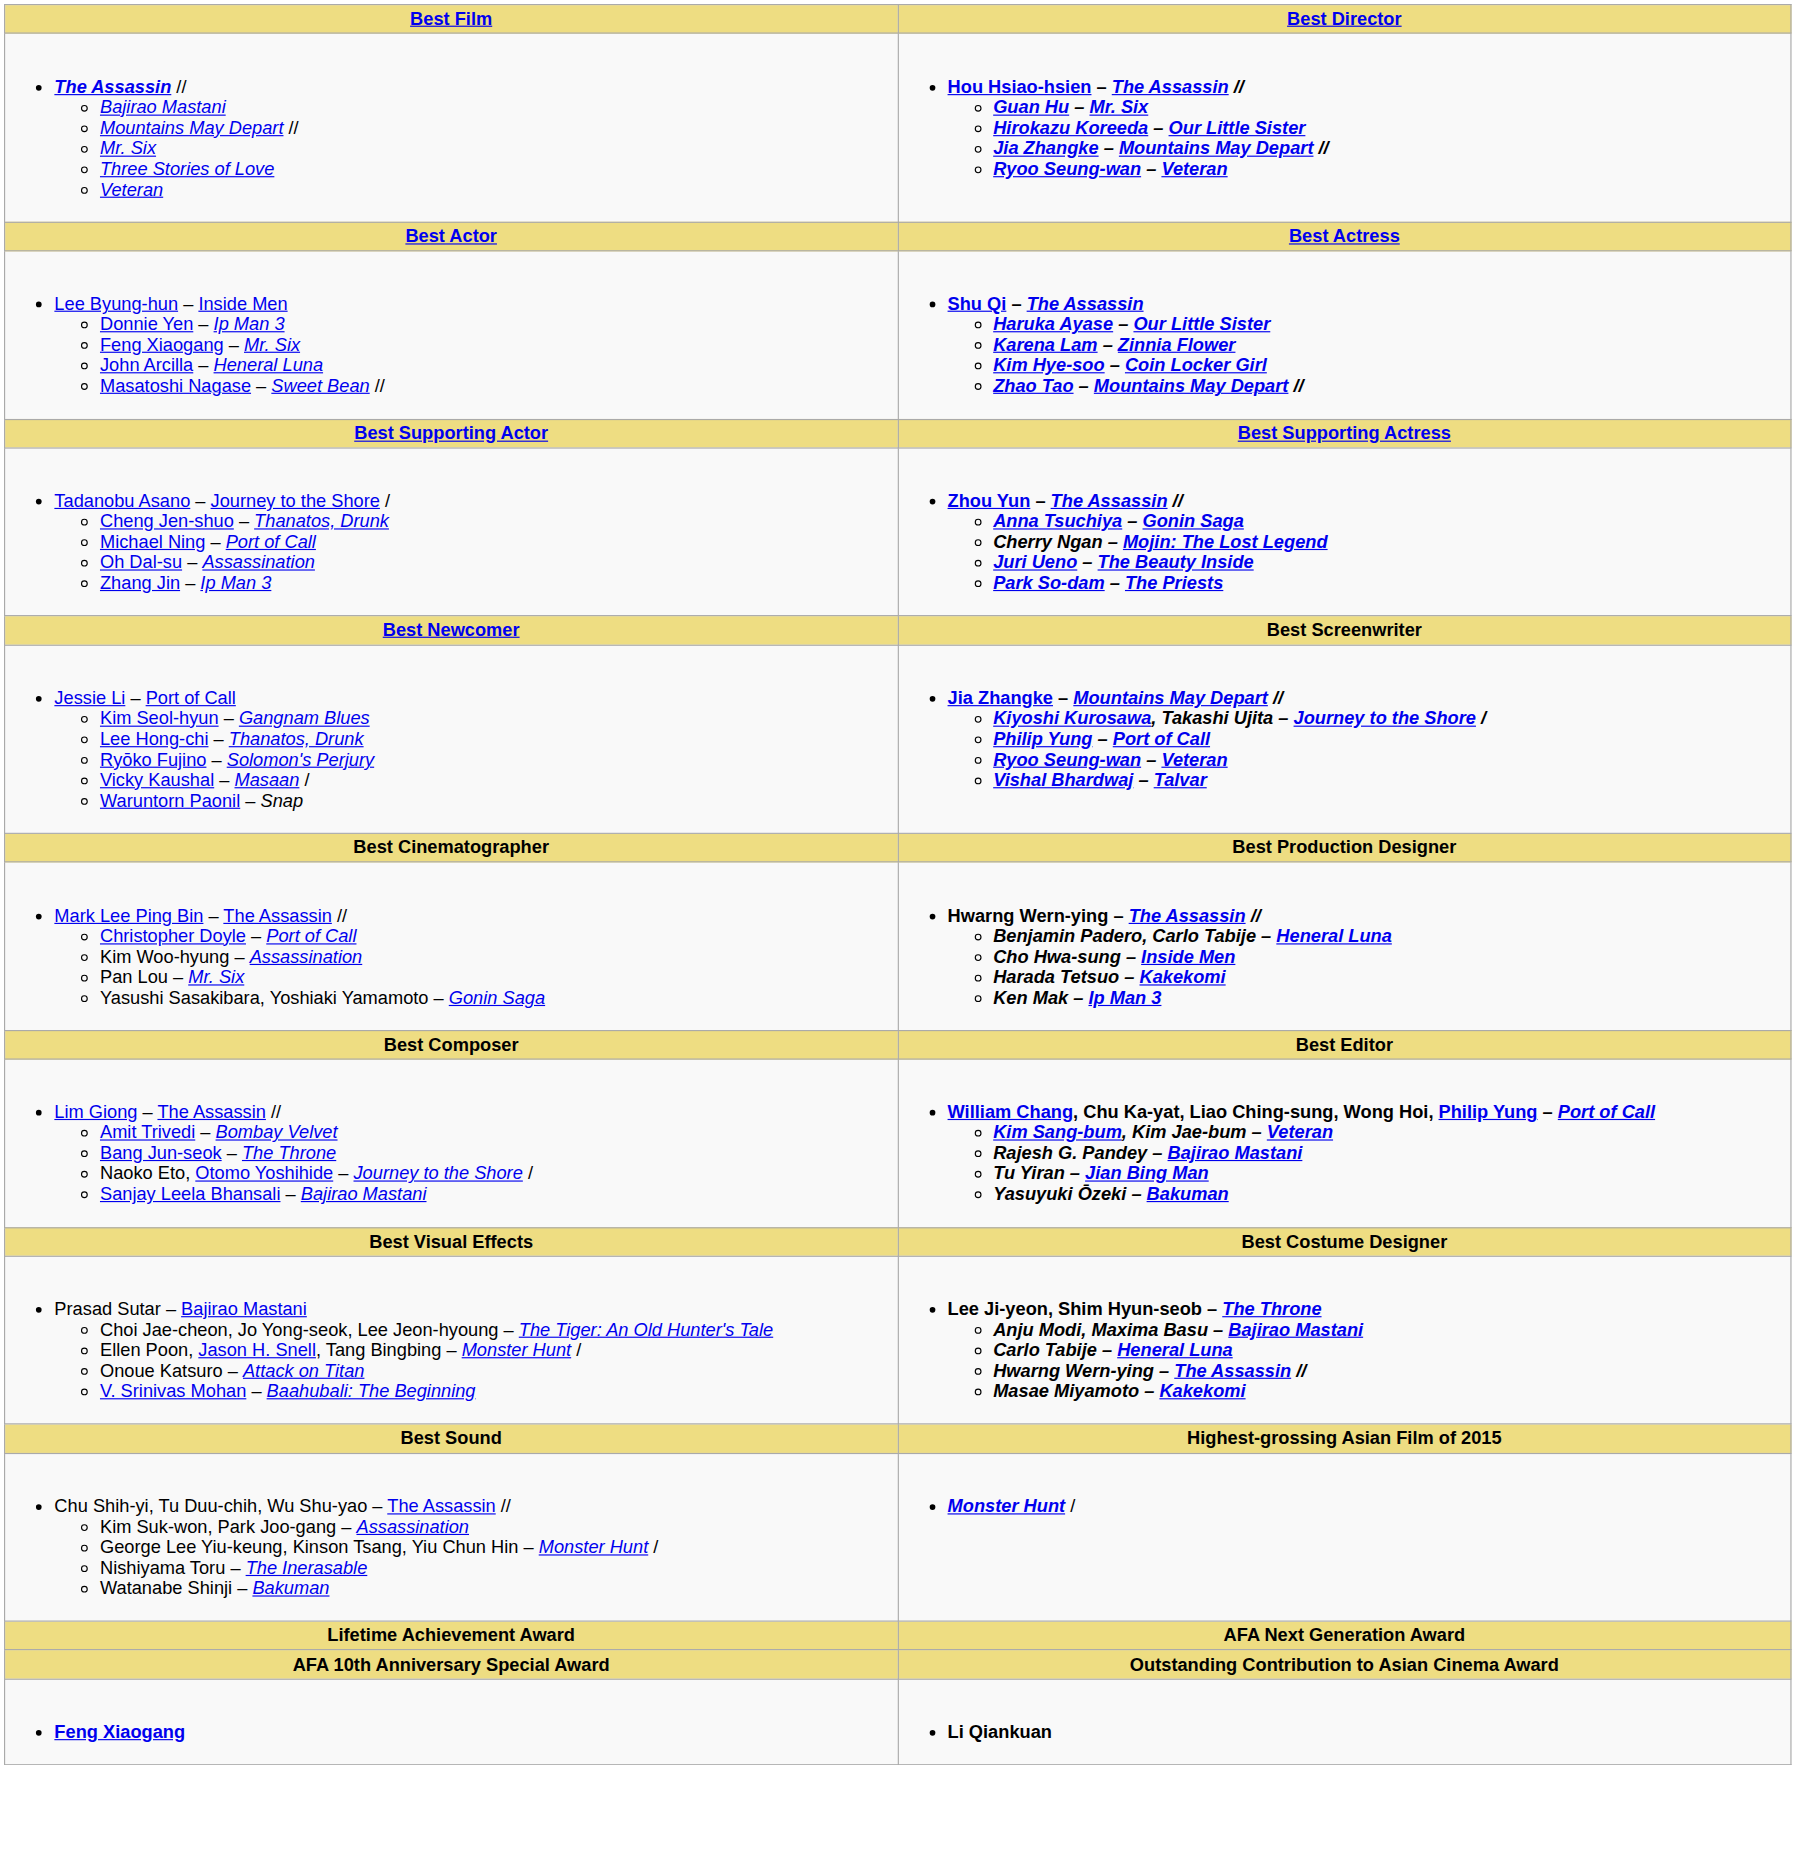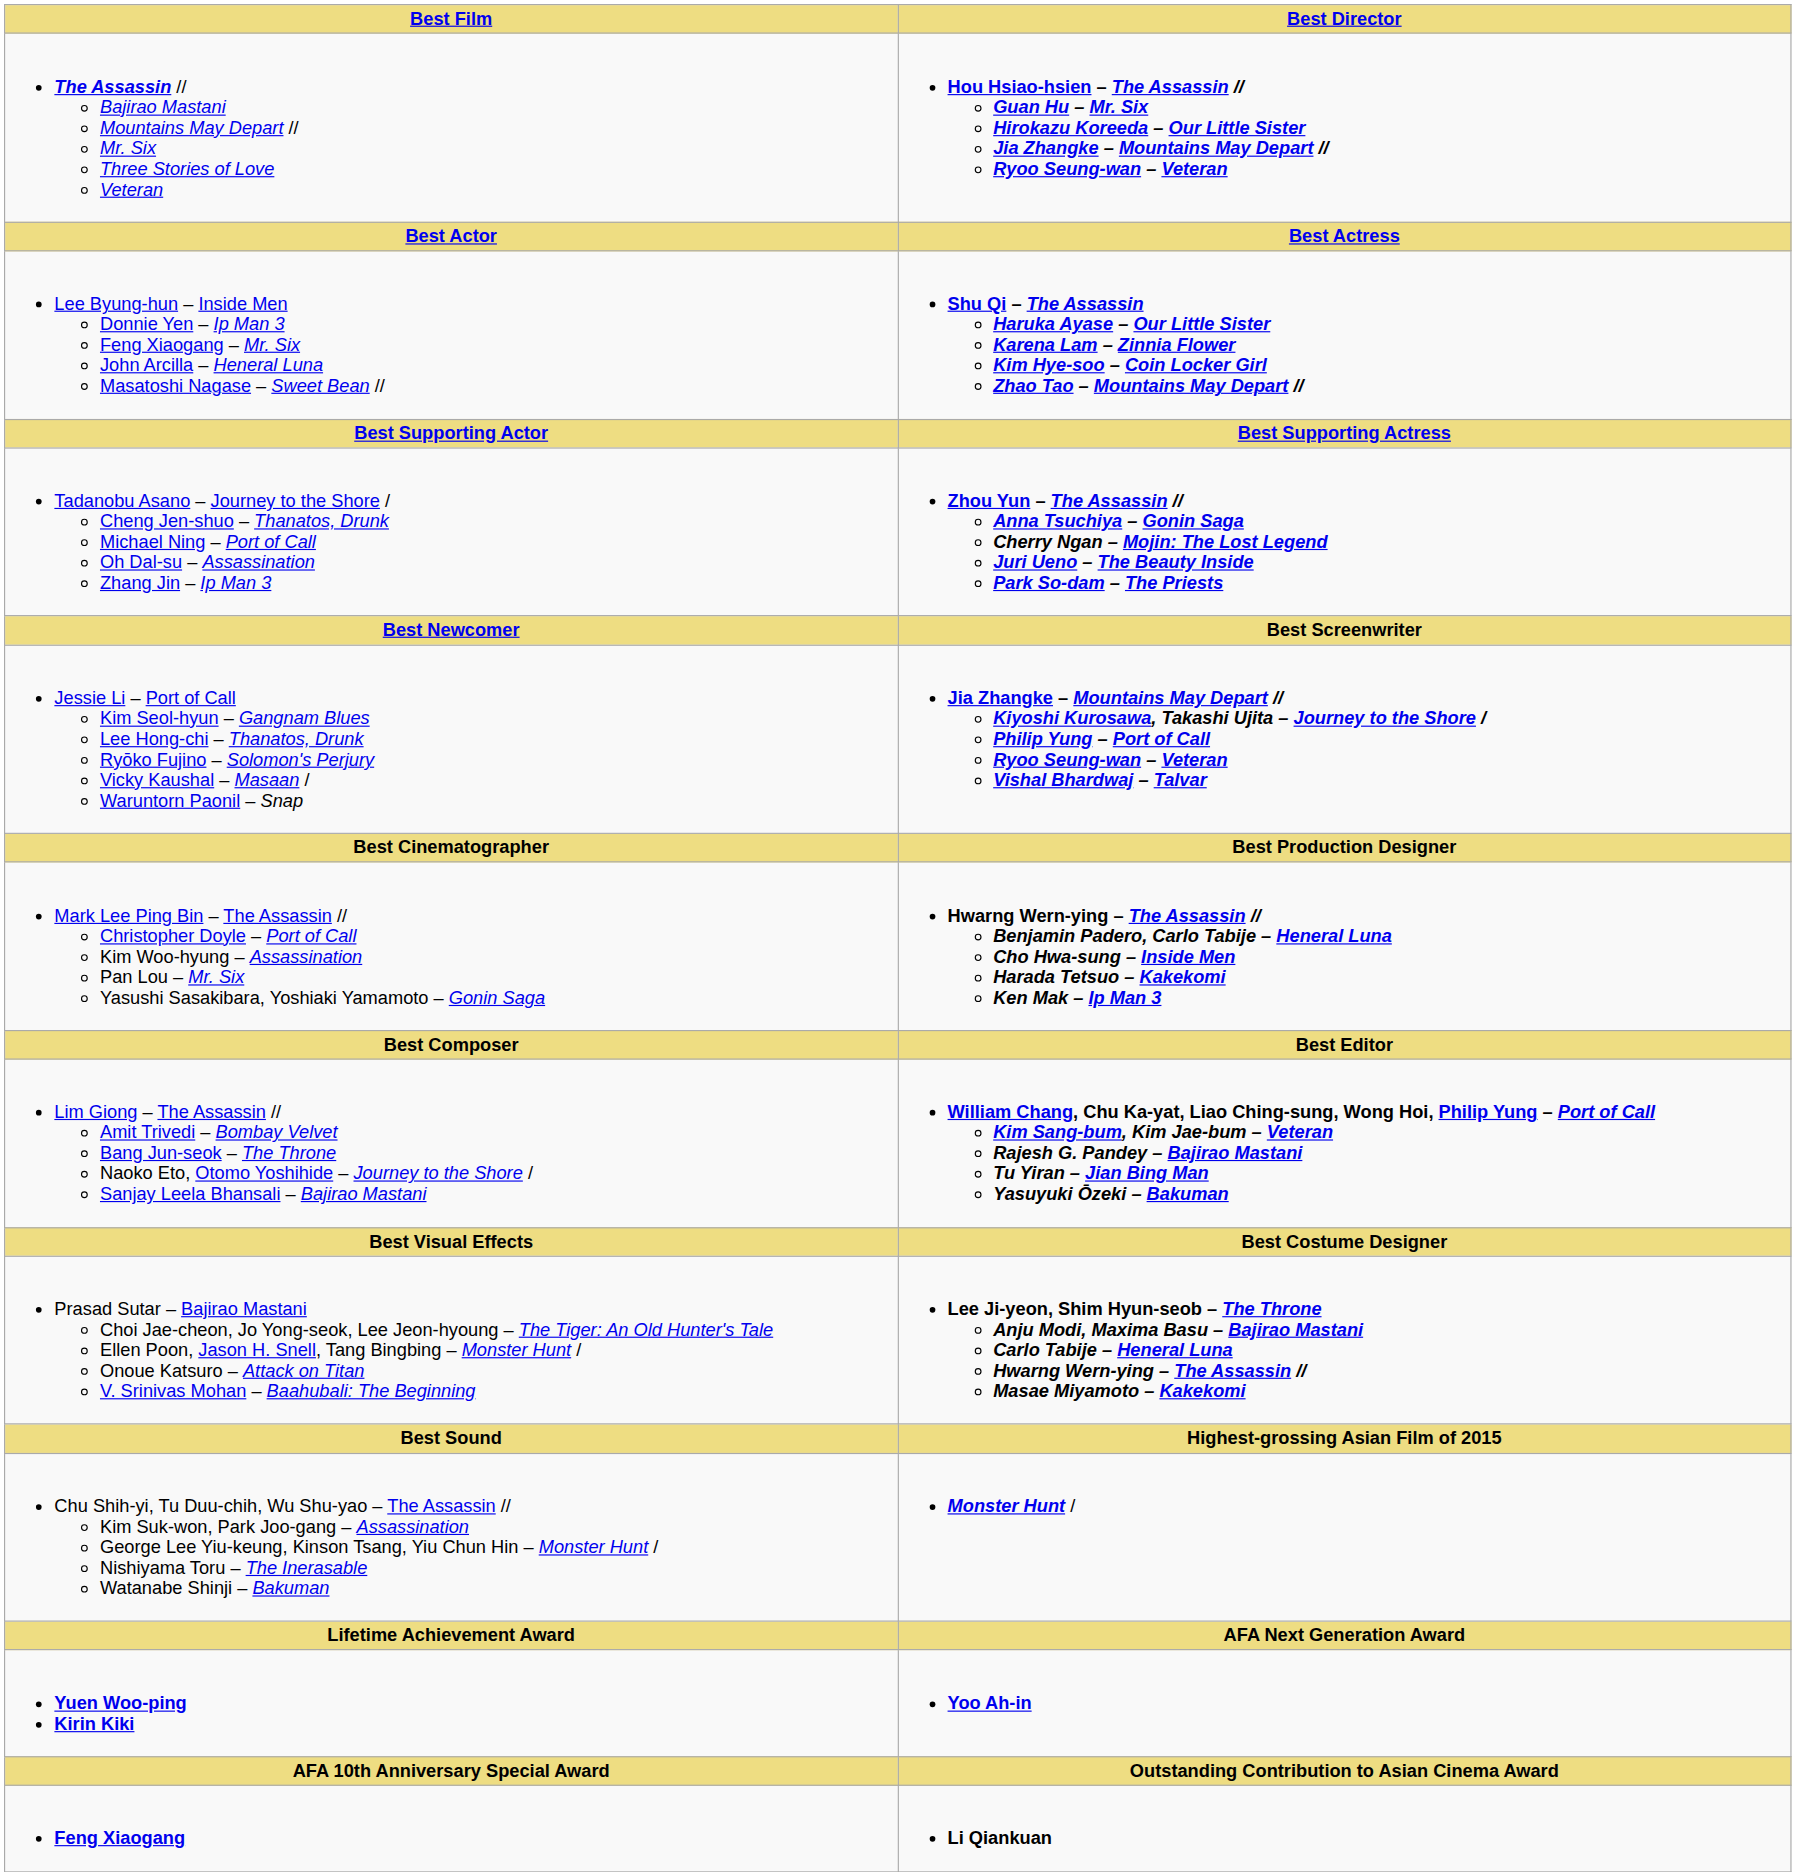+ row: (451, 1714)
